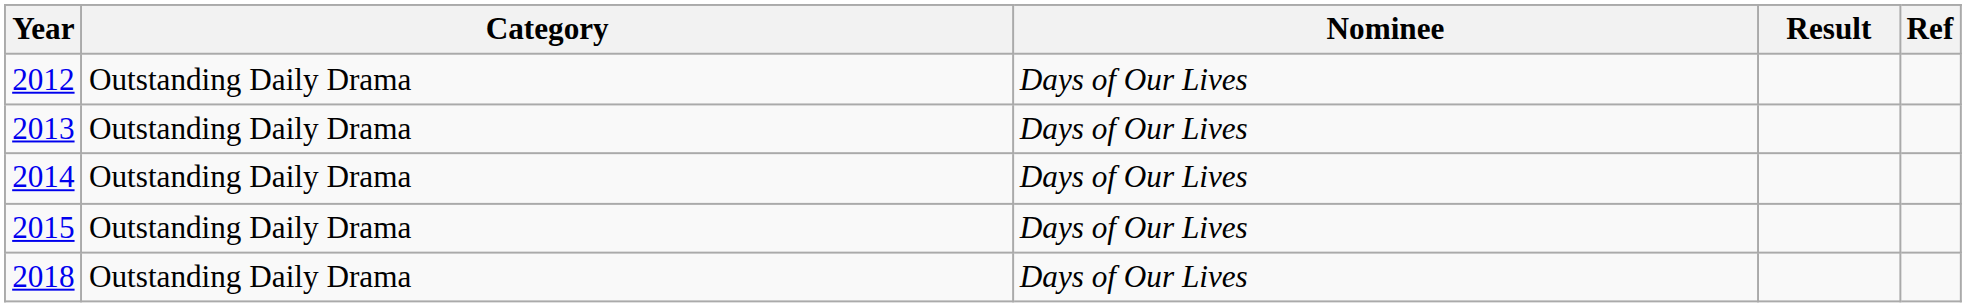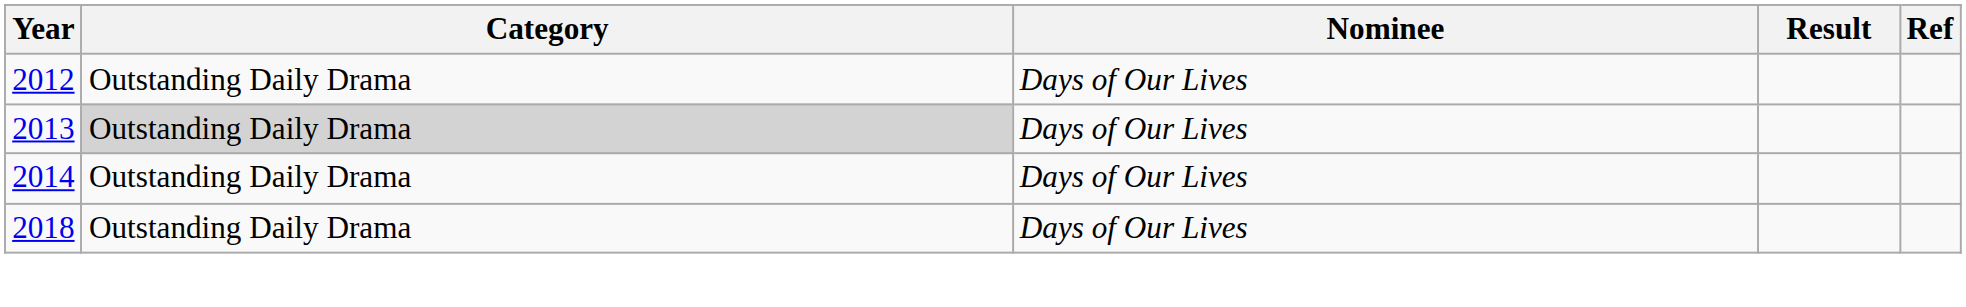(250, 128) no background -> (250, 128) lightgrey background
- row: (43, 227)
